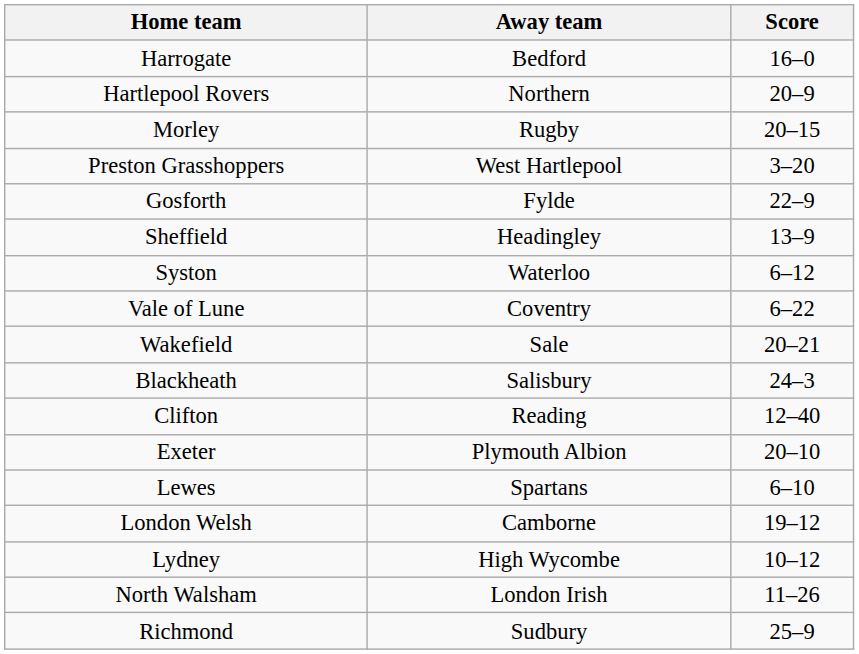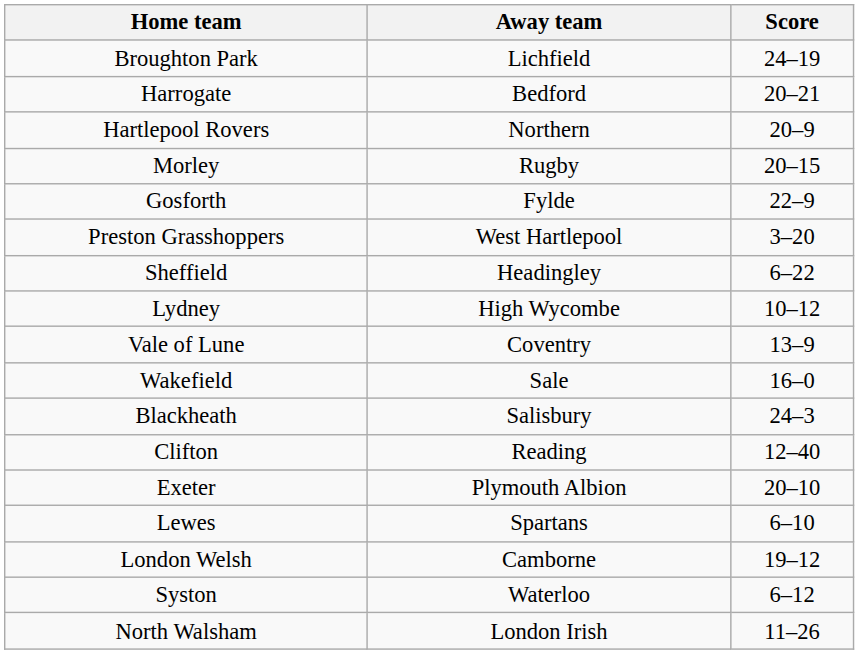+ row: (186, 58)
(792, 58) 16–0 -> (792, 93) 20–21
rows swapped: (186, 201) <-> (186, 165)
(792, 237) 13–9 -> (792, 272) 6–22
rows swapped: (186, 272) <-> (186, 559)
(792, 308) 6–22 -> (792, 344) 13–9
(792, 344) 20–21 -> (792, 380) 16–0
- row: (186, 630)
